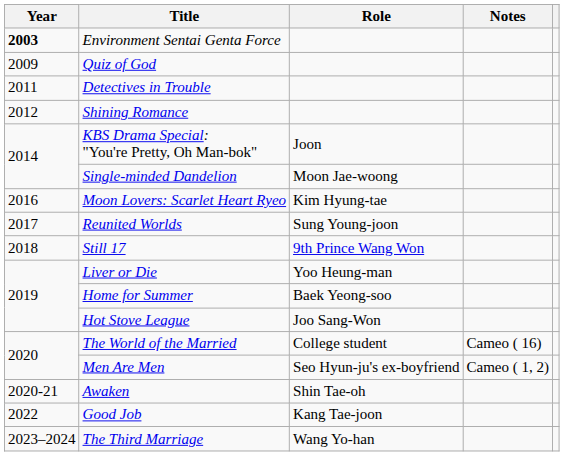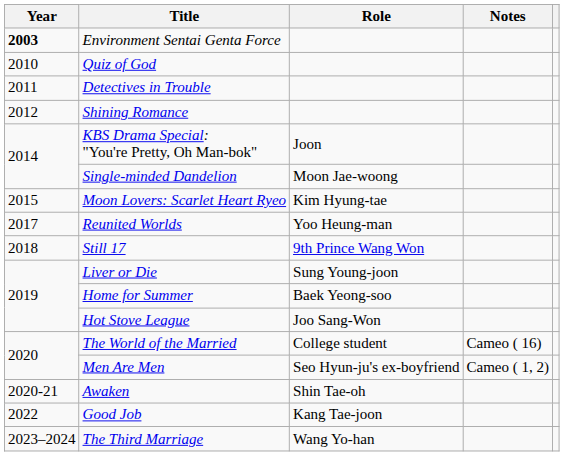(23, 64) 2009 -> (23, 64) 2010
(23, 200) 2016 -> (23, 200) 2015
(346, 224) Sung Young-joon -> (343, 224) Yoo Heung-man
(343, 271) Yoo Heung-man -> (346, 271) Sung Young-joon
